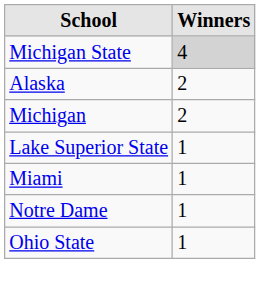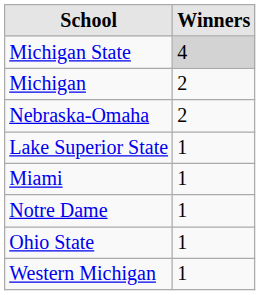- row: (37, 83)
+ row: (79, 115)
+ row: (83, 274)
